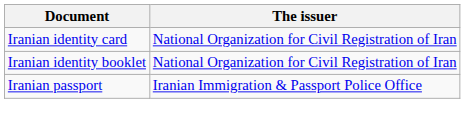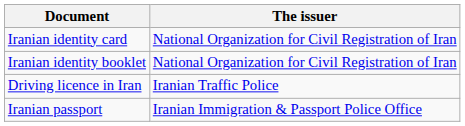+ row: (75, 86)
